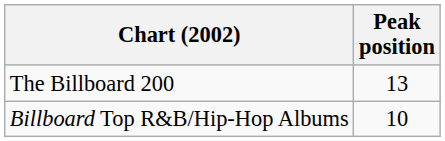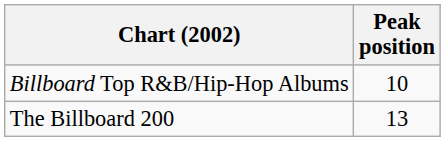rows swapped: (92, 82) <-> (179, 118)
